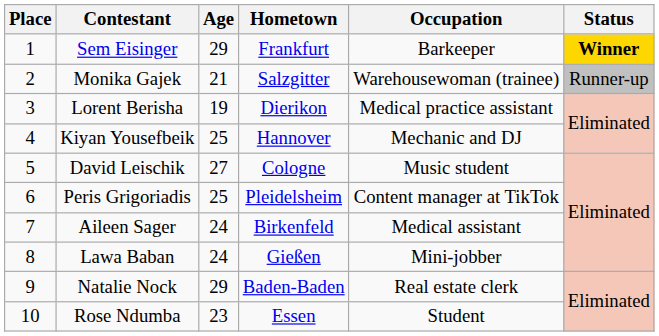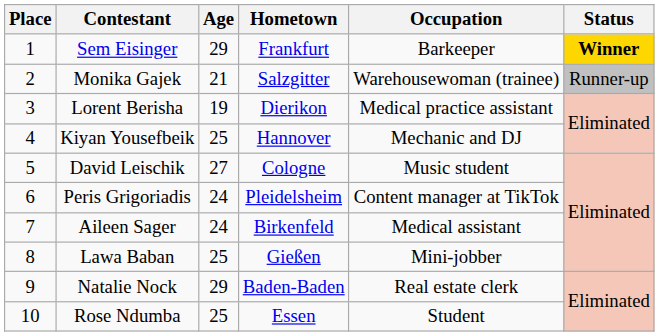(219, 197) 25 -> (219, 197) 24
(219, 256) 24 -> (219, 256) 25
(219, 316) 23 -> (219, 316) 25
